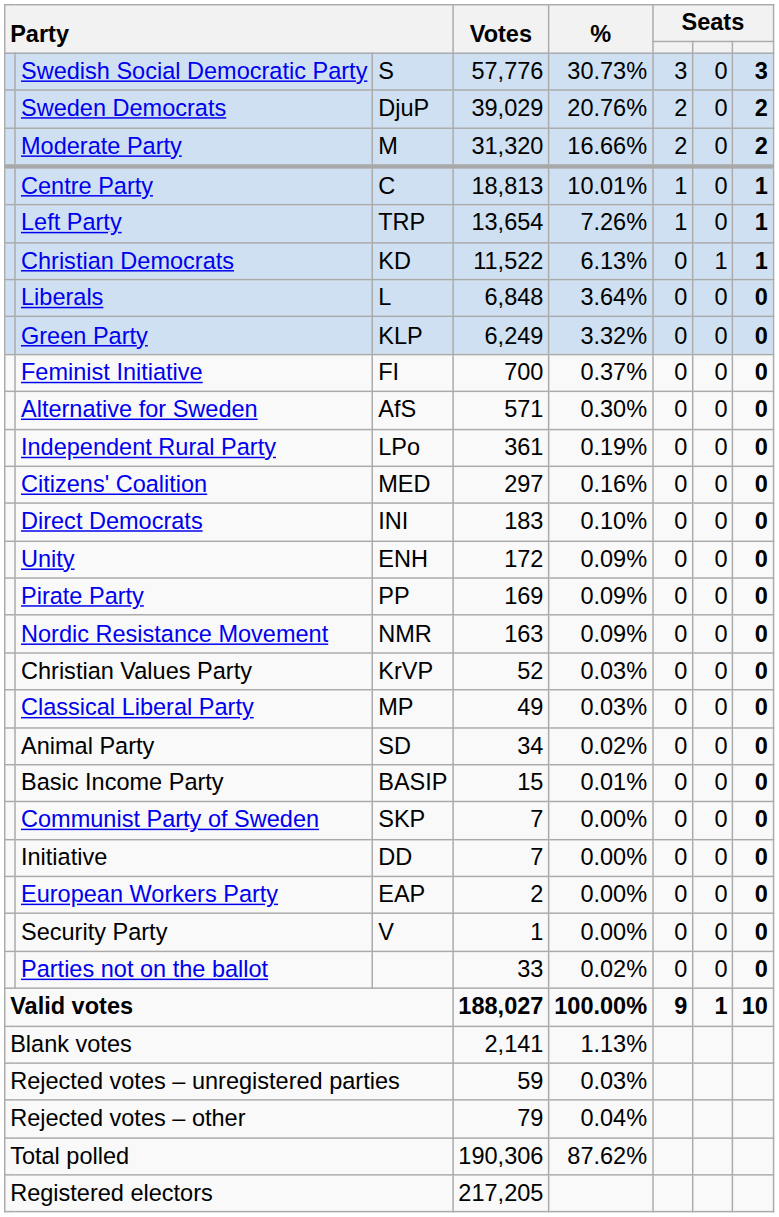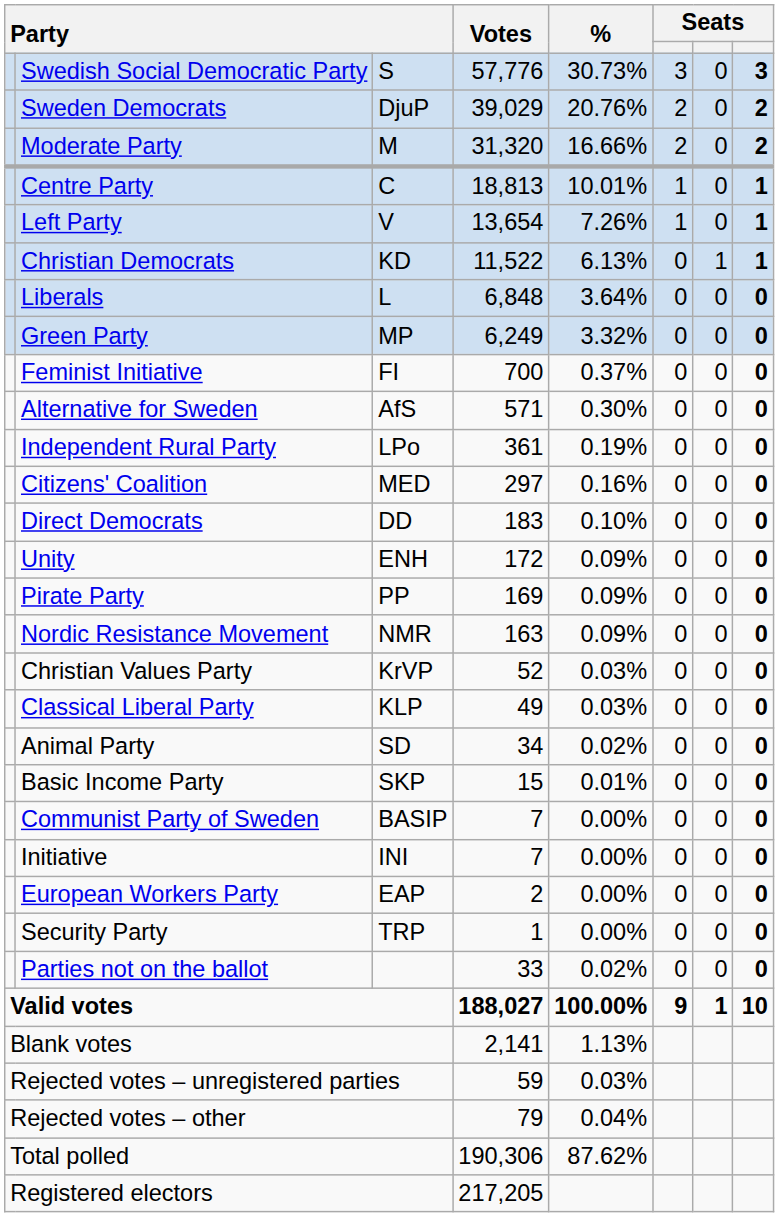(402, 223) TRP -> (386, 223) V
(400, 335) KLP -> (396, 335) MP
(393, 521) INI -> (395, 521) DD
(396, 708) MP -> (400, 708) KLP
(413, 782) BASIP -> (402, 782) SKP
(402, 820) SKP -> (413, 820) BASIP
(395, 857) DD -> (393, 857) INI
(386, 932) V -> (402, 932) TRP
